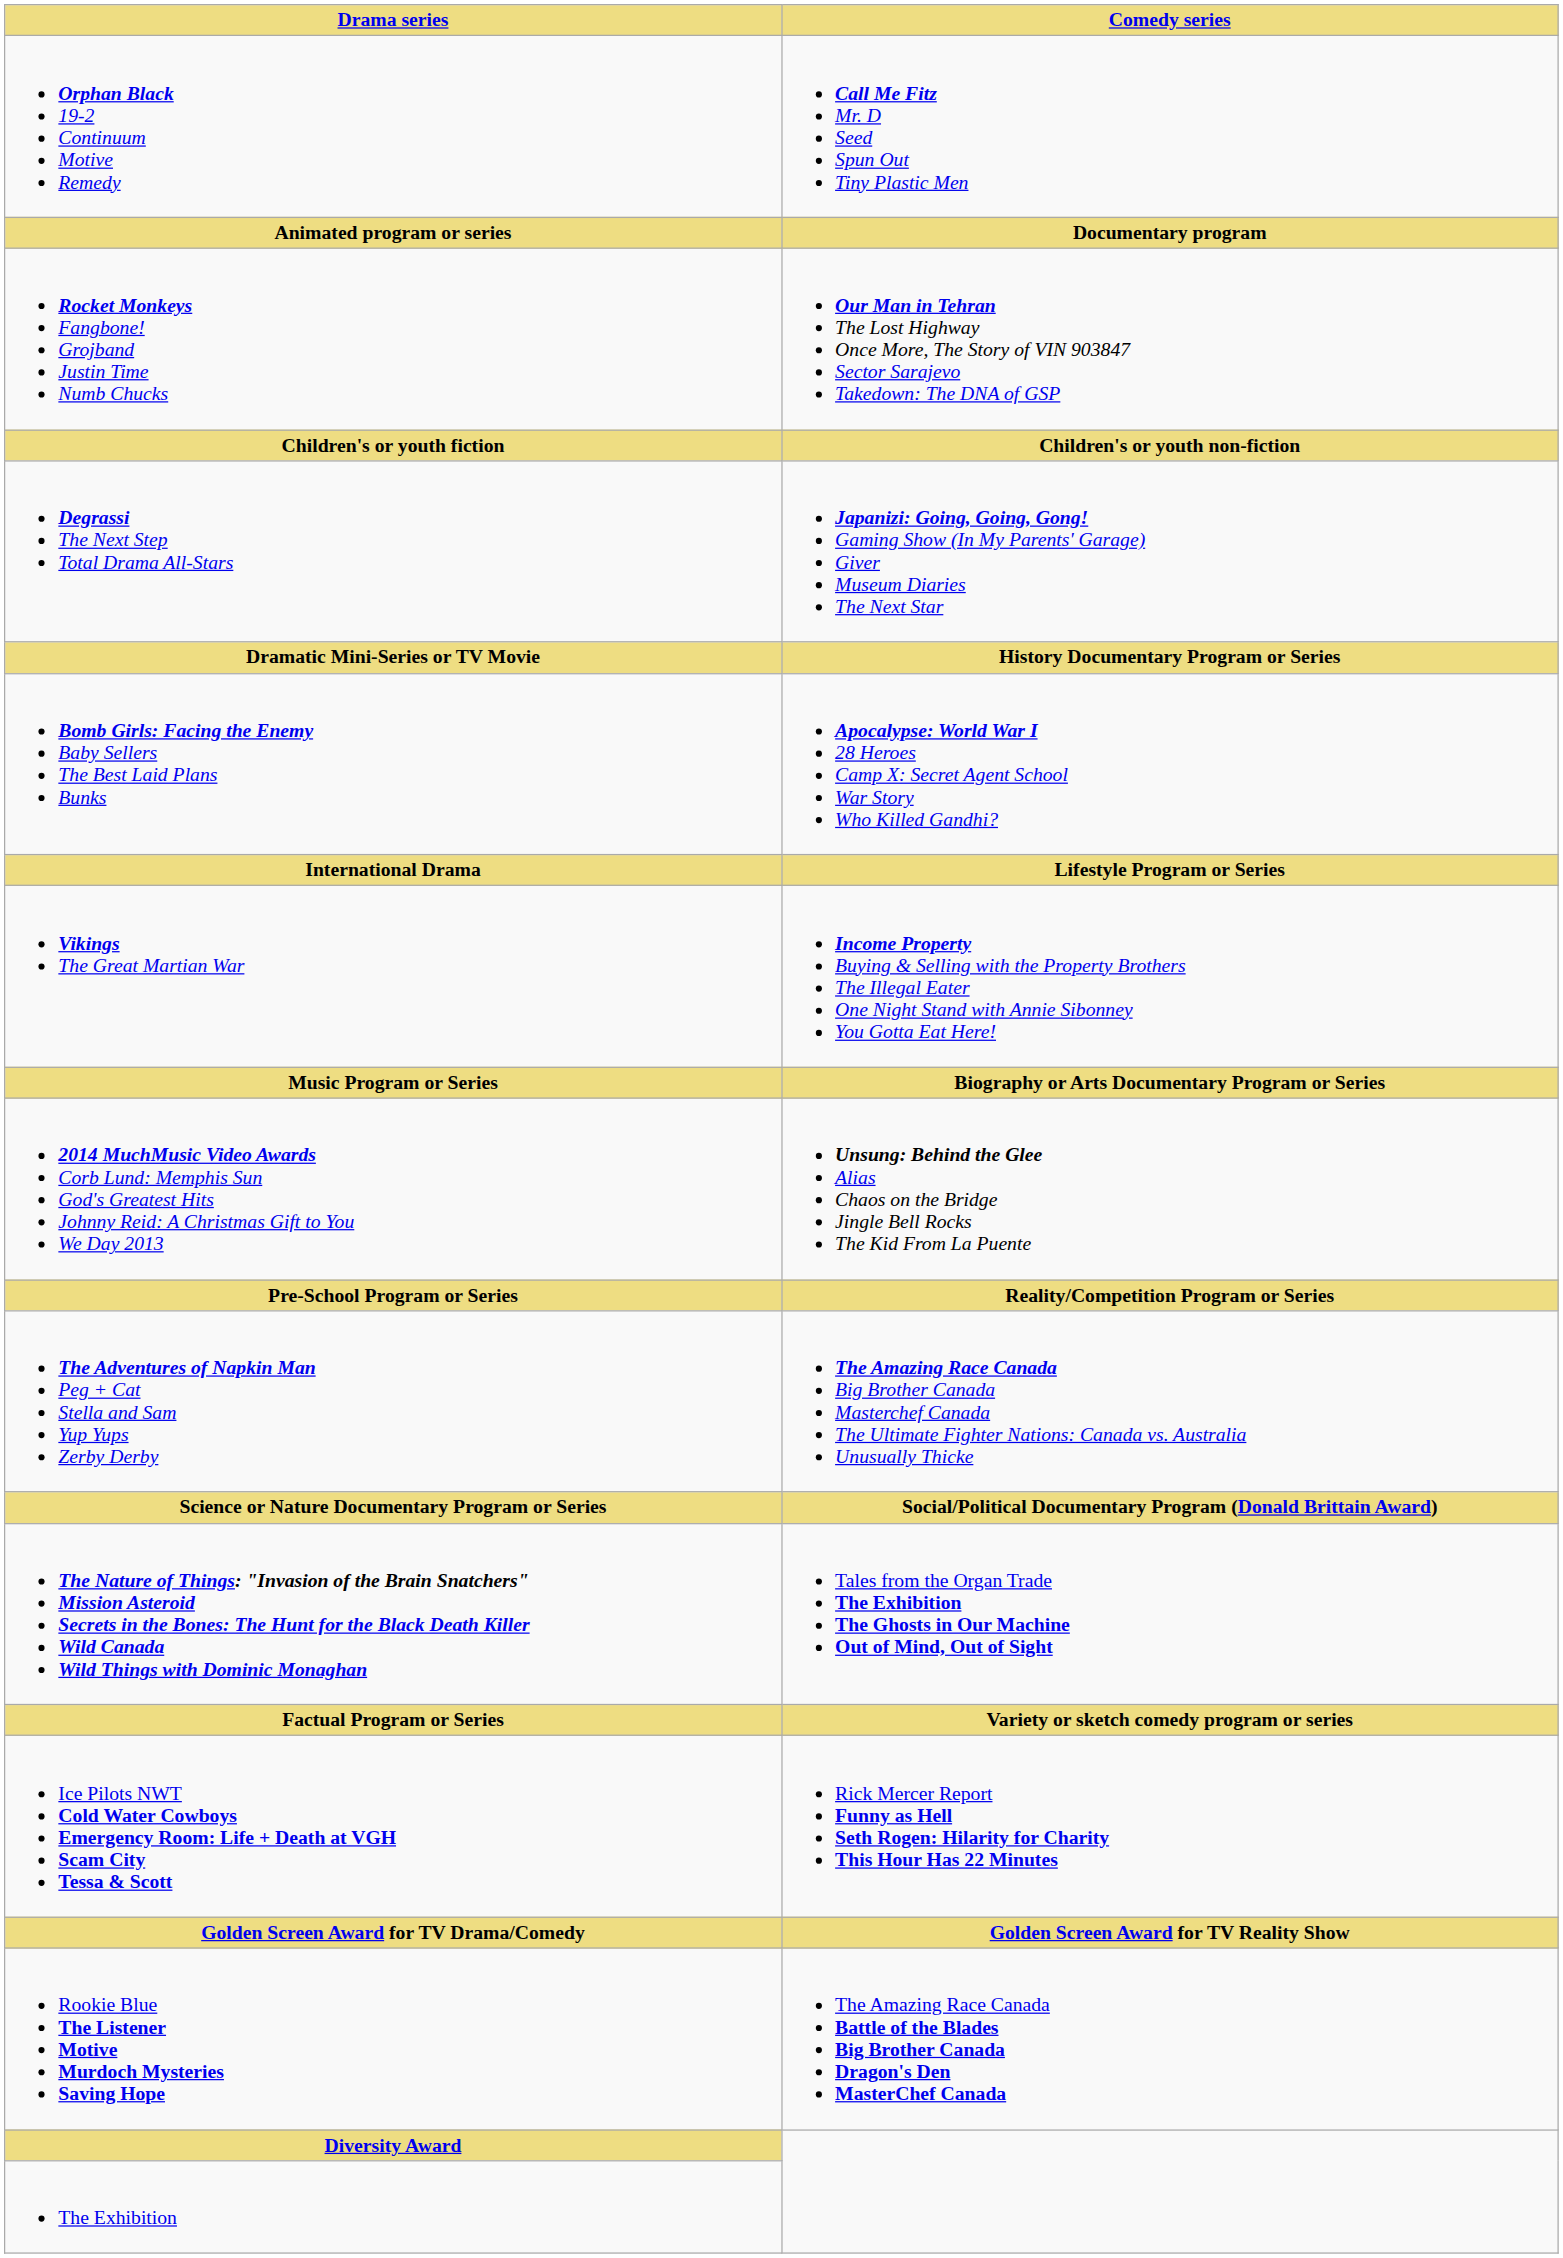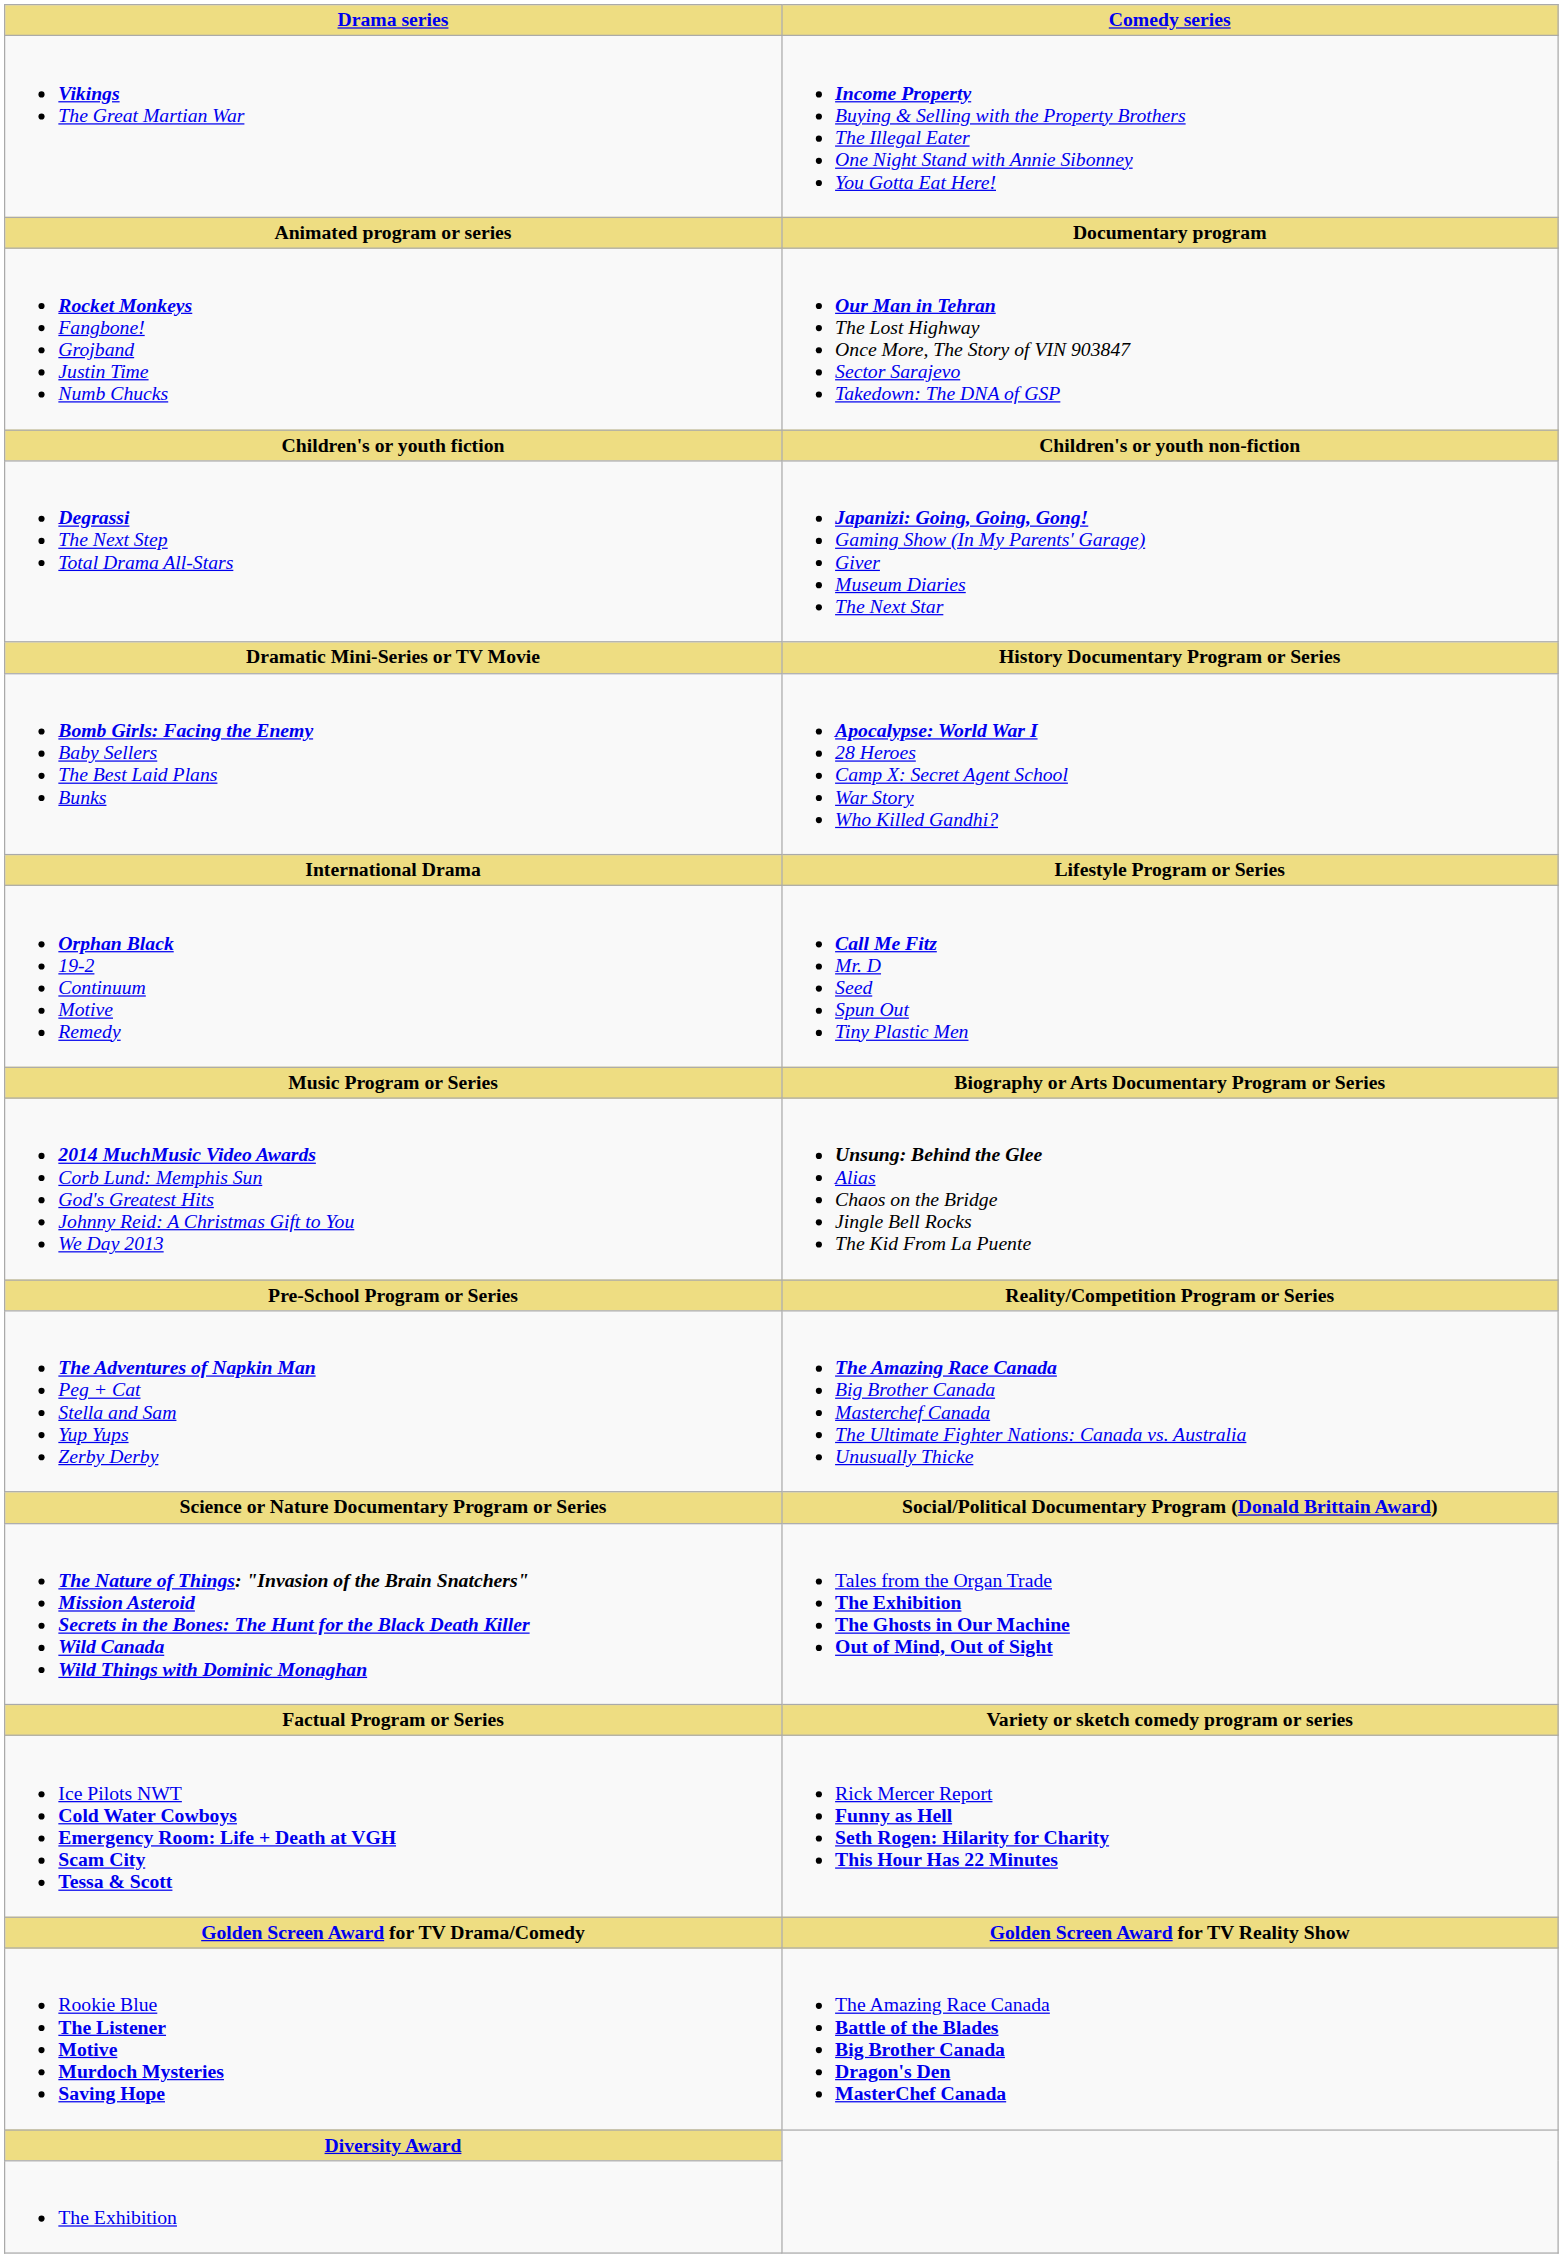rows swapped: (393, 138) <-> (393, 954)
